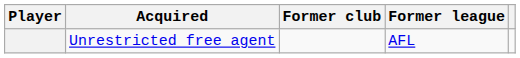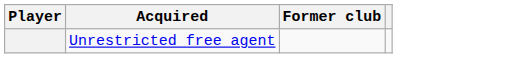- column: (447, 17)
